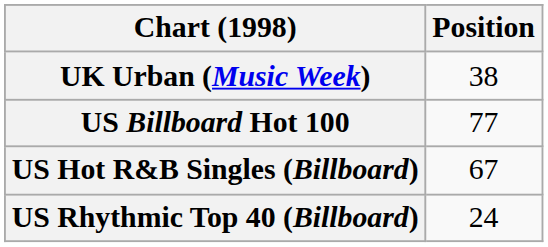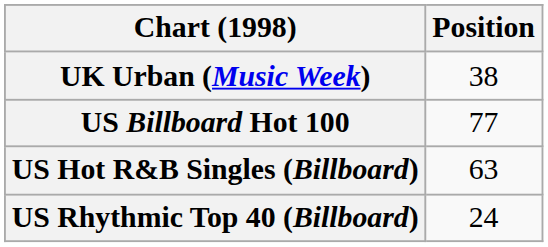(484, 169) 67 -> (484, 169) 63
